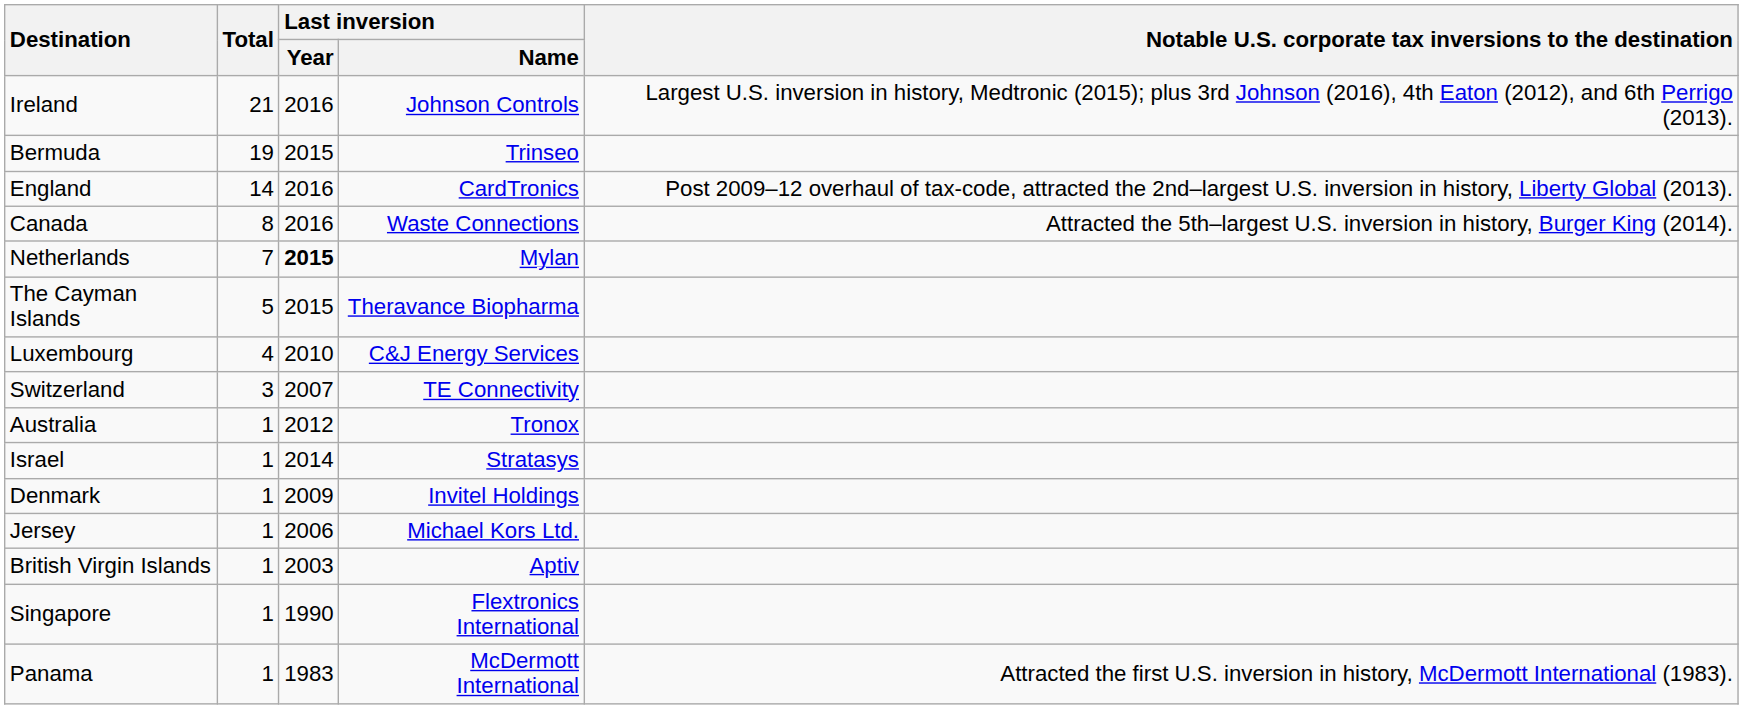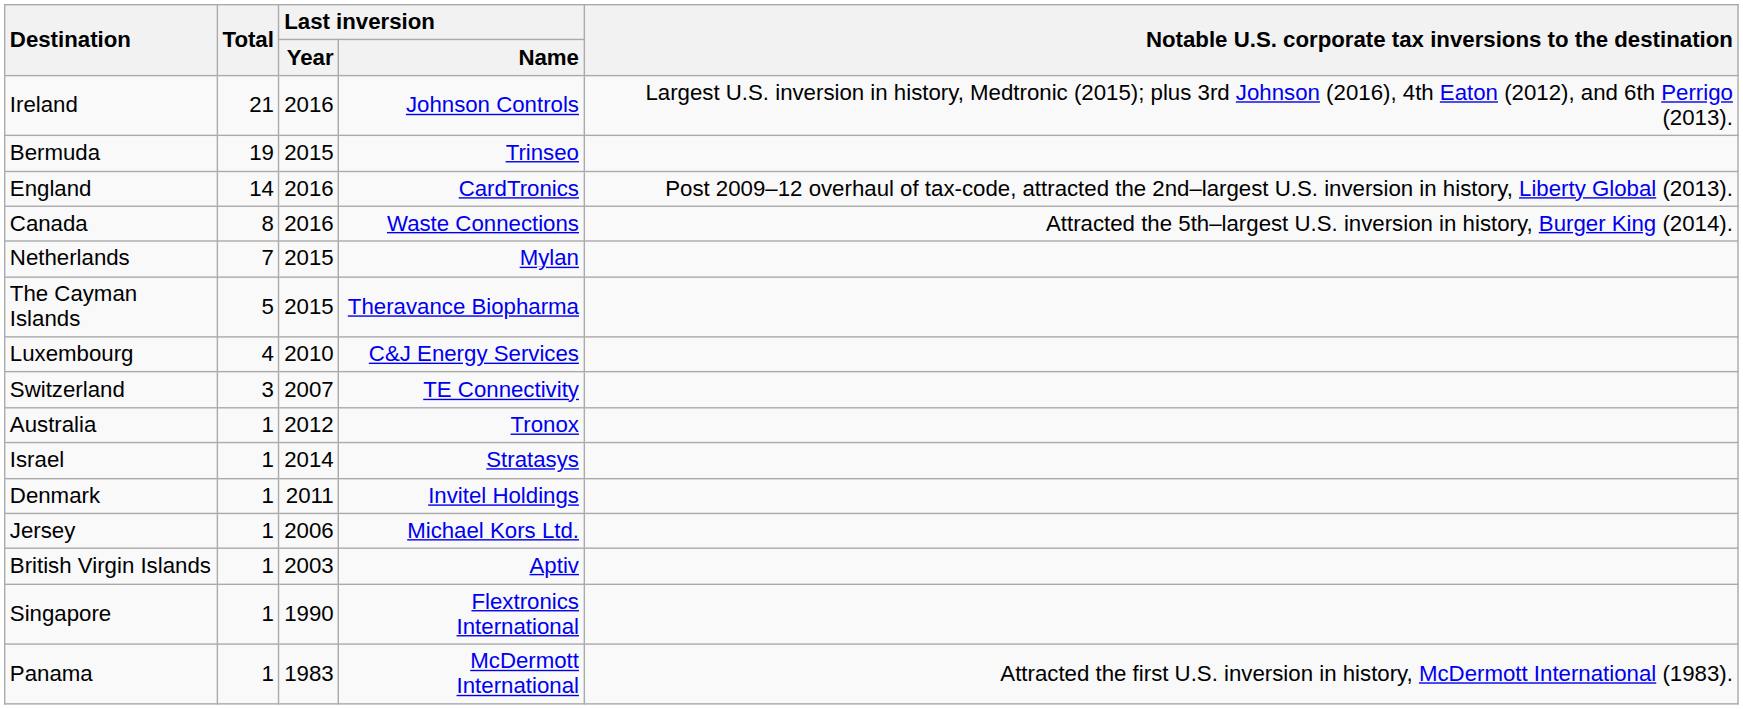(309, 258) bold -> (309, 258) normal
(309, 495) 2009 -> (310, 495) 2011
